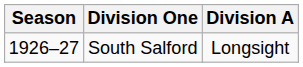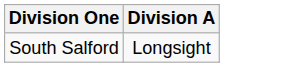- column: (44, 18)
